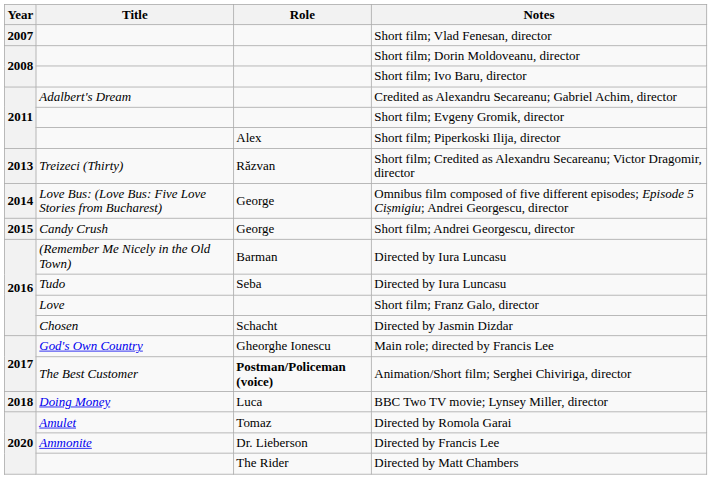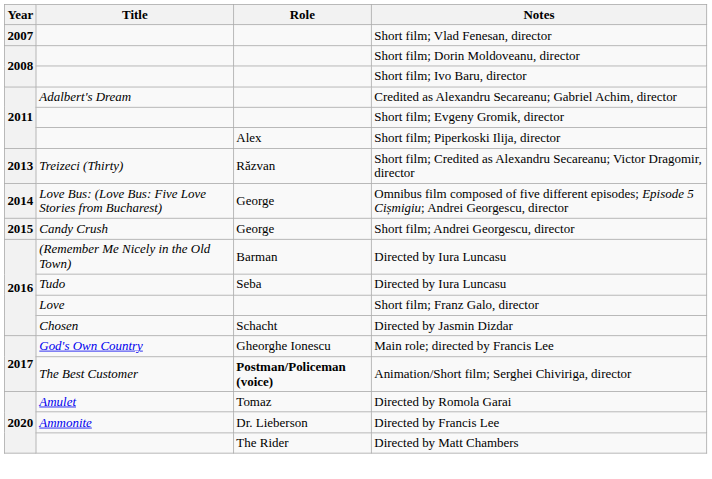- row: (75, 401)
